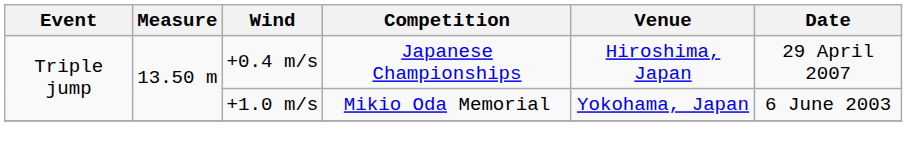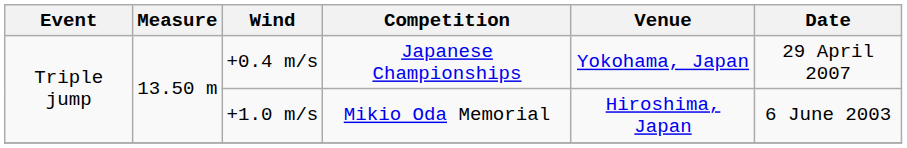(663, 62) Hiroshima, Japan -> (663, 62) Yokohama, Japan
(663, 105) Yokohama, Japan -> (663, 116) Hiroshima, Japan
